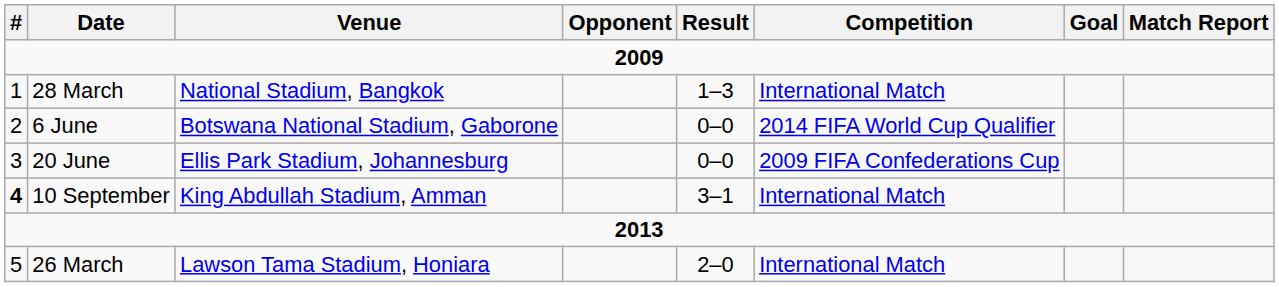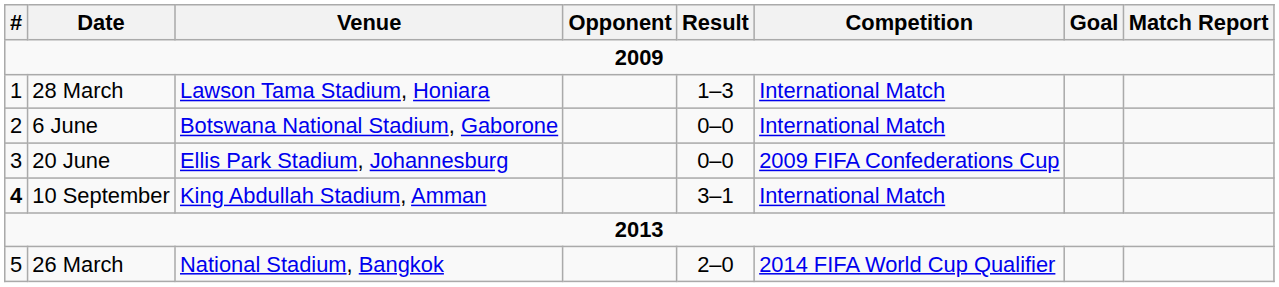(312, 92) National Stadium, Bangkok -> (335, 92) Lawson Tama Stadium, Honiara
(907, 126) 2014 FIFA World Cup Qualifier -> (852, 126) International Match
(335, 265) Lawson Tama Stadium, Honiara -> (312, 265) National Stadium, Bangkok
(852, 265) International Match -> (907, 265) 2014 FIFA World Cup Qualifier
